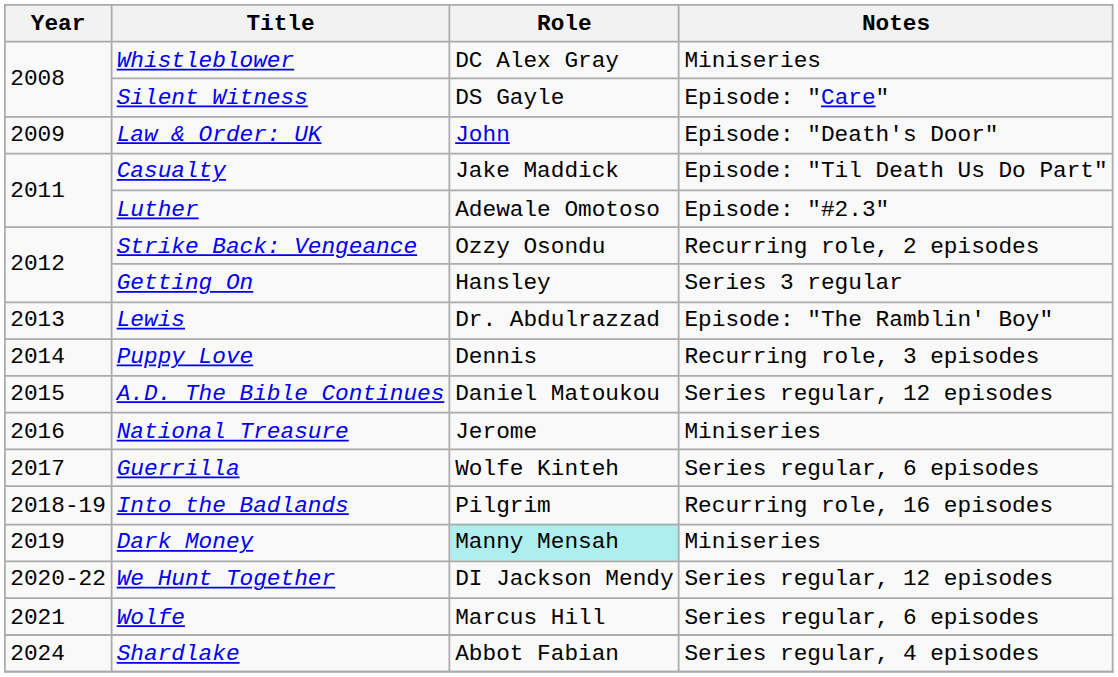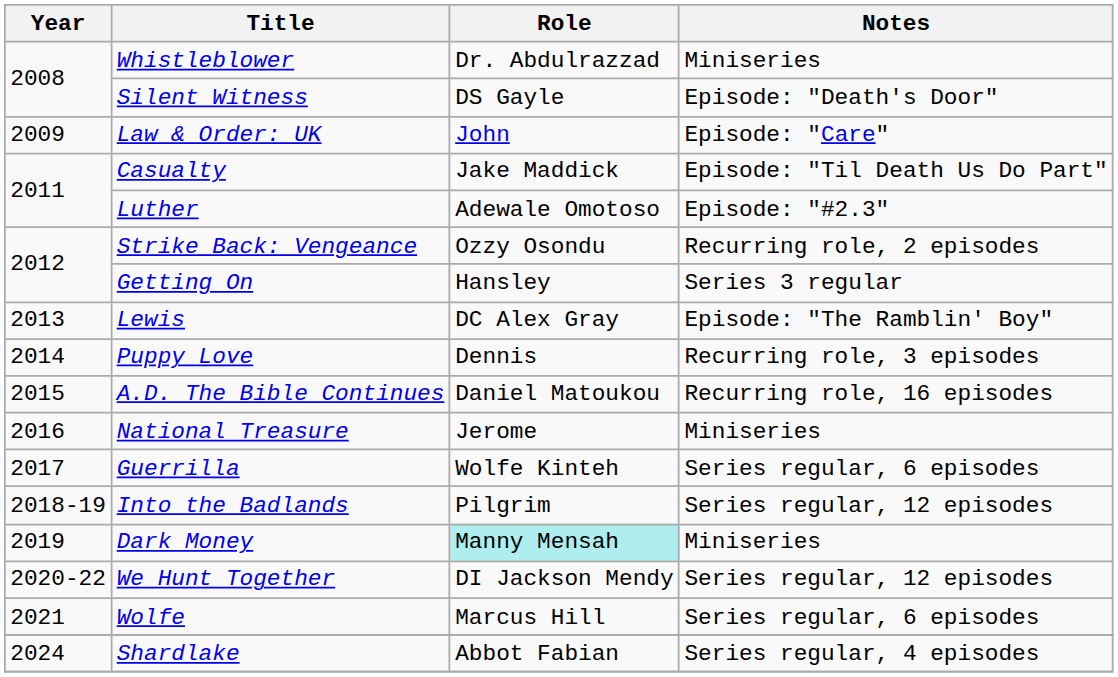(537, 60) DC Alex Gray -> (558, 60) Dr. Abdulrazzad
(787, 98) Episode: "Care" -> (841, 98) Episode: "Death's Door"
(841, 135) Episode: "Death's Door" -> (787, 135) Episode: "Care"
(558, 320) Dr. Abdulrazzad -> (537, 320) DC Alex Gray
(869, 394) Series regular, 12 episodes -> (869, 394) Recurring role, 16 episodes
(869, 505) Recurring role, 16 episodes -> (869, 505) Series regular, 12 episodes
